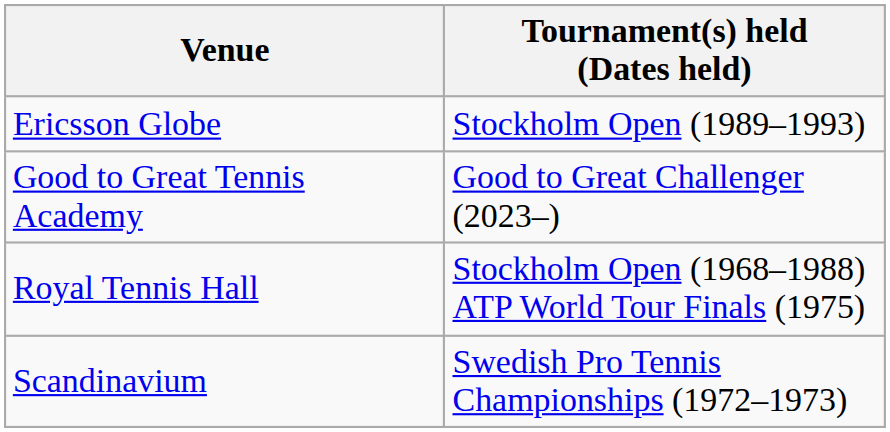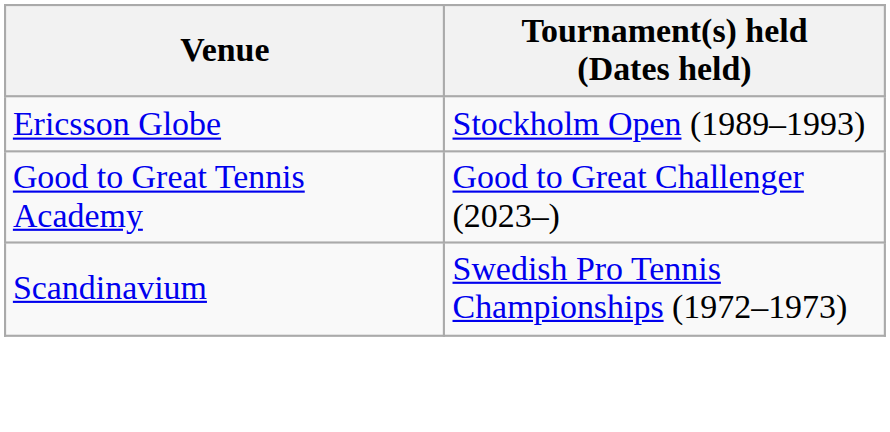- row: (136, 288)
